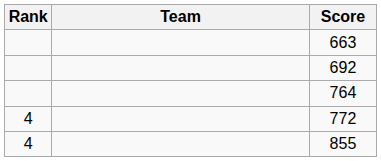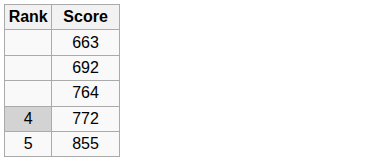- column: (181, 17)
(28, 118) no background -> (28, 118) lightgrey background
(28, 144) 4 -> (28, 144) 5
